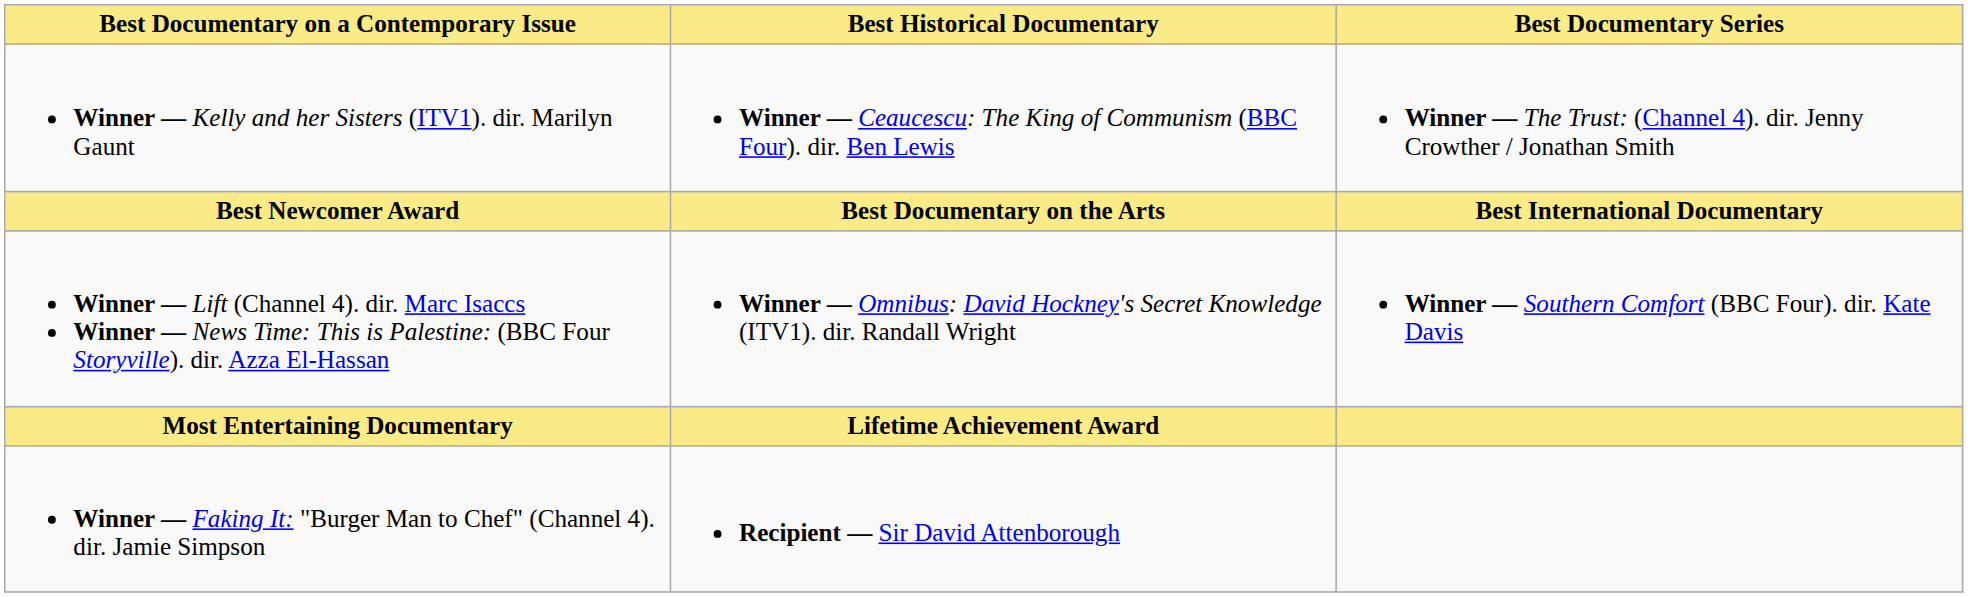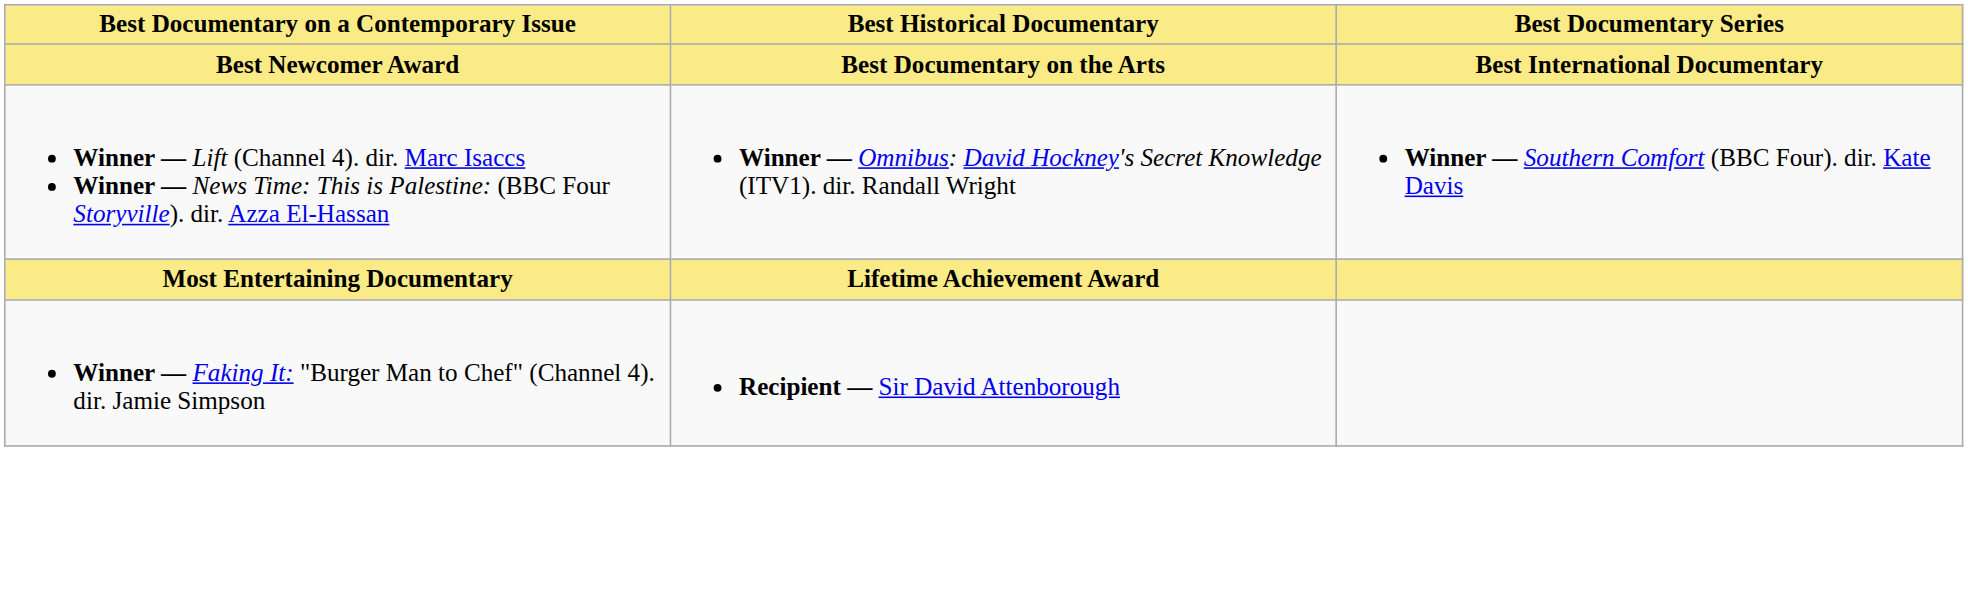- row: (338, 132)
